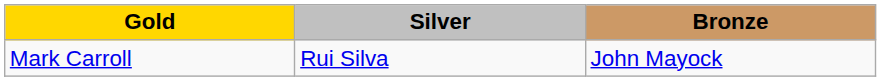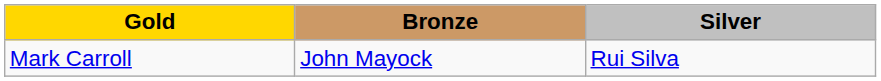columns swapped: (440, 22) <-> (731, 22)
